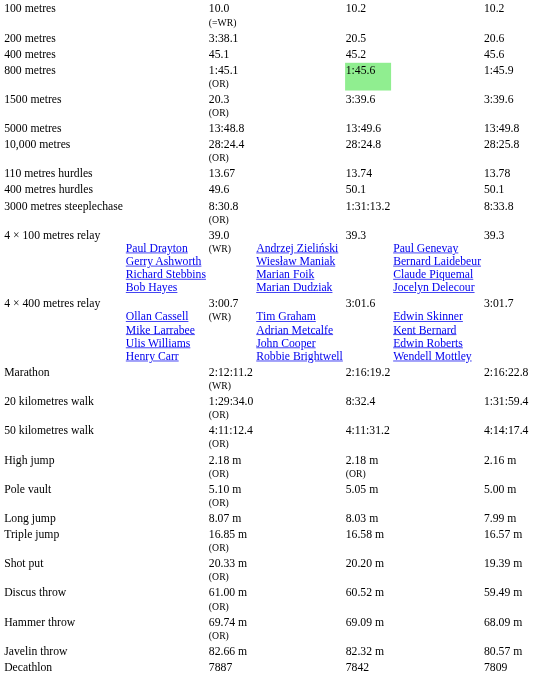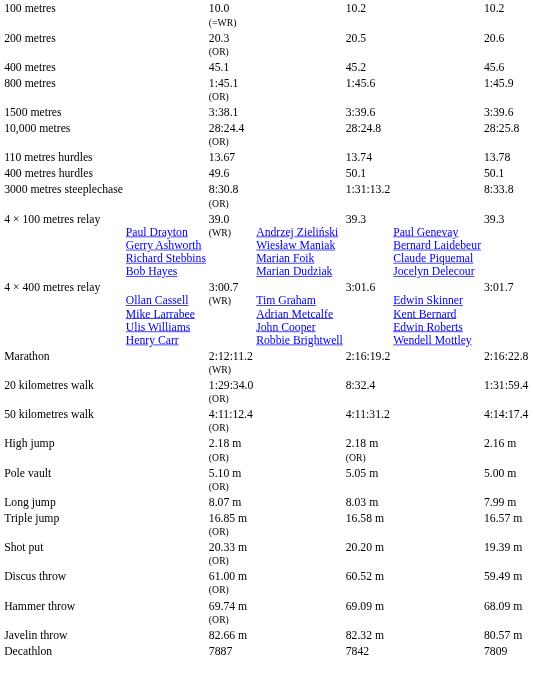(224, 38) 3:38.1 -> (219, 44) 20.3 (OR)
(361, 70) lightgreen background -> (361, 83) no background
(219, 105) 20.3 (OR) -> (224, 112) 3:38.1
- row: (33, 128)
